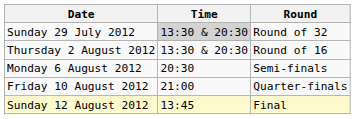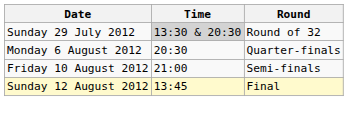- row: (81, 50)
(290, 68) Semi-finals -> (294, 50) Quarter-finals
(300, 86) Quarter-finals -> (284, 68) Semi-finals
